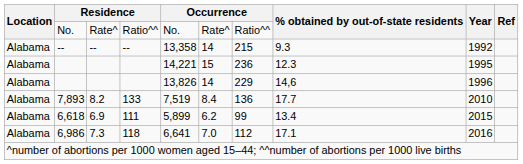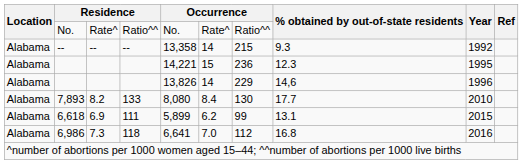(177, 99) 7,519 -> (177, 99) 8,080
(244, 99) 136 -> (244, 99) 130
(286, 116) 13.4 -> (286, 116) 13.1
(286, 133) 17.1 -> (286, 133) 16.8
